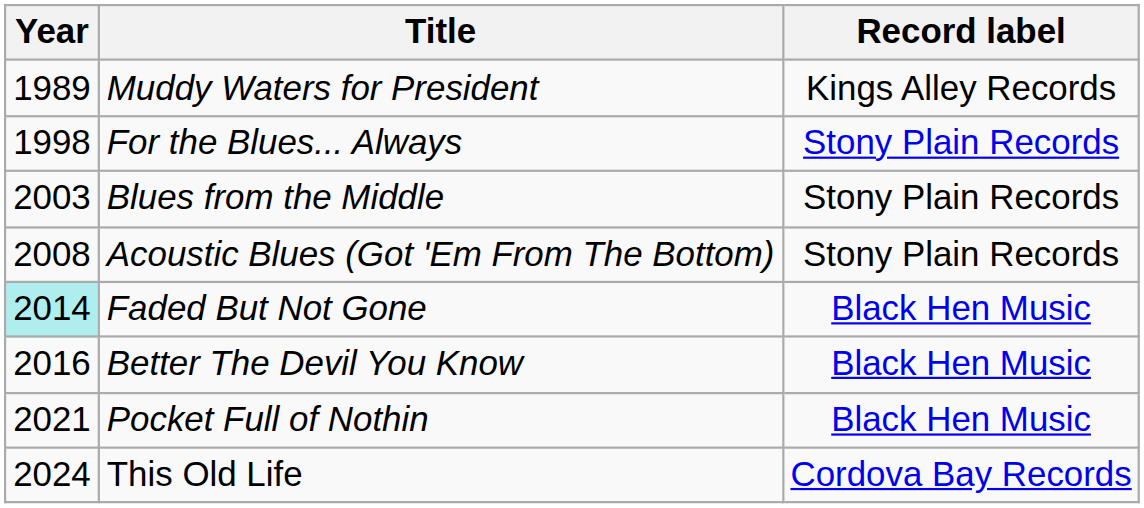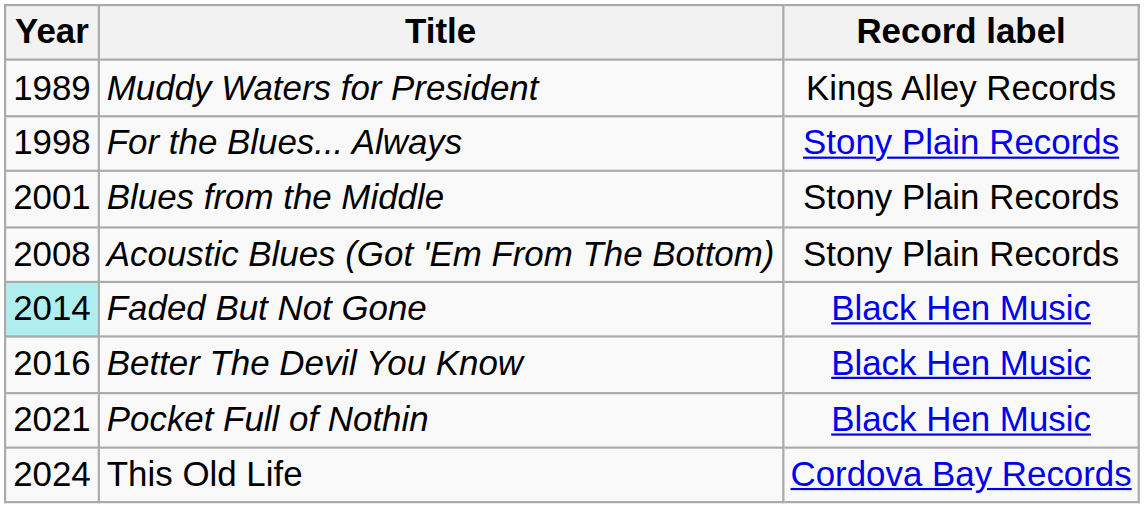(52, 198) 2003 -> (52, 198) 2001
